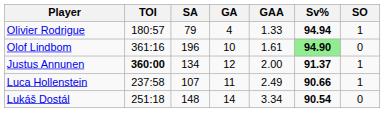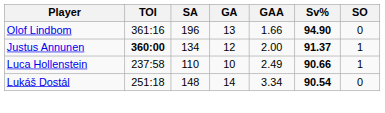- row: (46, 30)
(229, 47) 10 -> (229, 30) 13
(272, 47) 1.61 -> (272, 30) 1.66
(318, 47) lightgreen background -> (318, 30) no background
(190, 82) 107 -> (190, 64) 110
(229, 82) 11 -> (229, 64) 10
